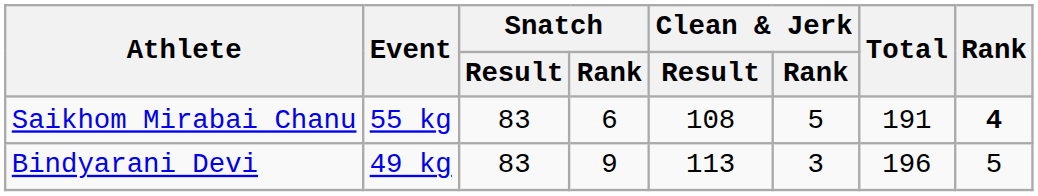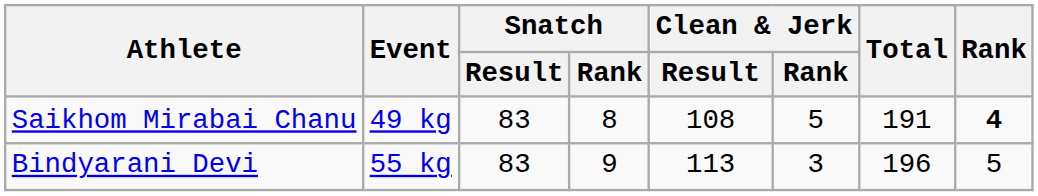(411, 120) 55 kg -> (411, 120) 49 kg
(610, 120) 6 -> (610, 120) 8
(411, 166) 49 kg -> (411, 166) 55 kg
